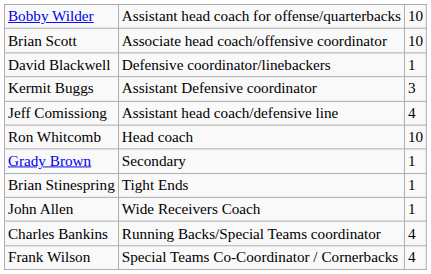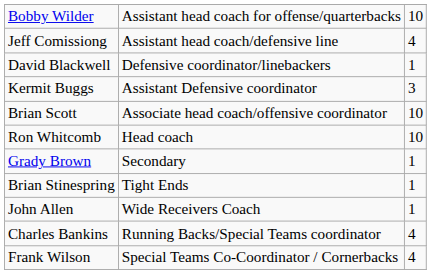rows swapped: (42, 40) <-> (57, 112)
